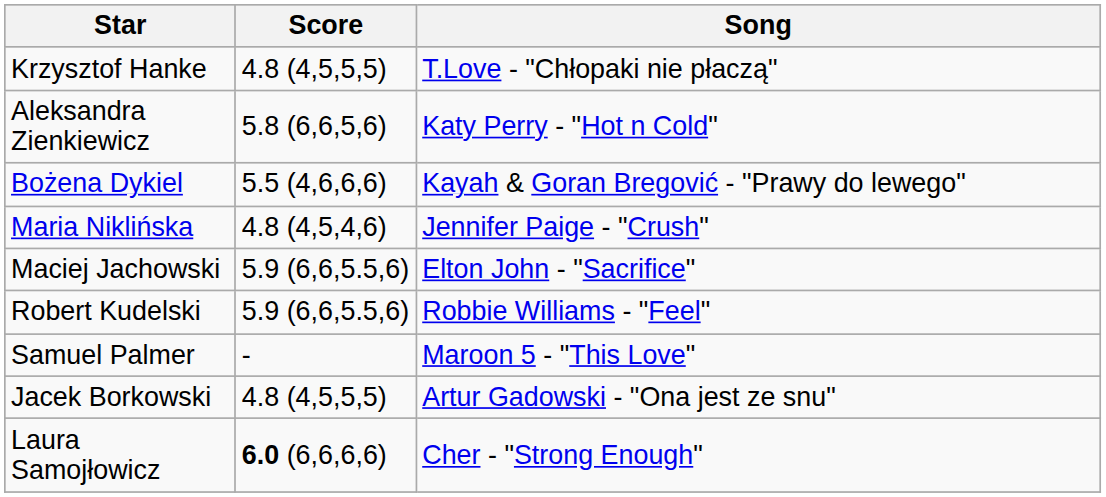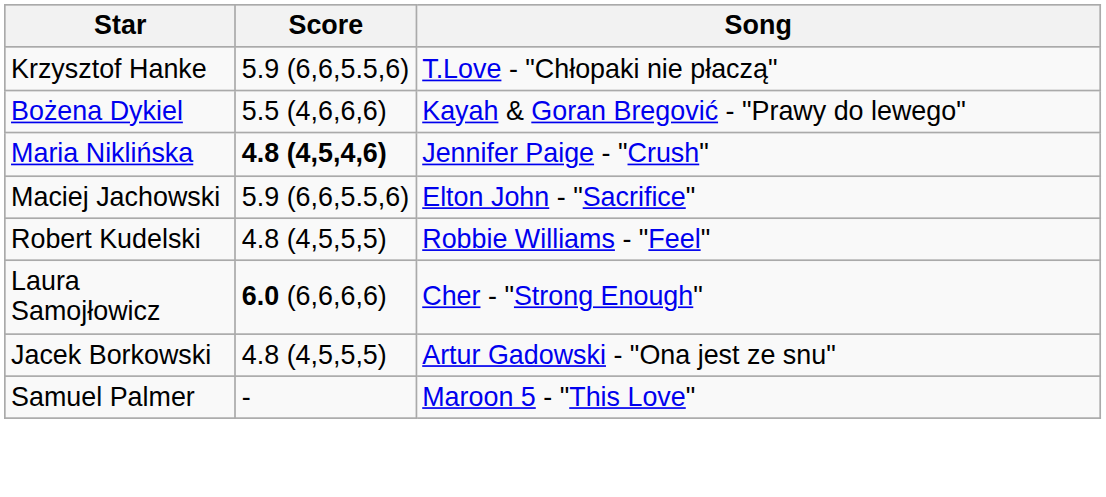(314, 68) 4.8 (4,5,5,5) -> (326, 68) 5.9 (6,6,5.5,6)
- row: (80, 126)
(314, 226) normal -> (314, 153) bold
(326, 311) 5.9 (6,6,5.5,6) -> (314, 238) 4.8 (4,5,5,5)
rows swapped: (86, 454) <-> (103, 354)
